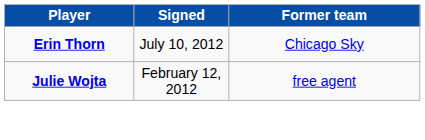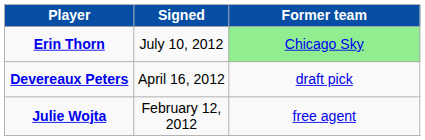(324, 44) no background -> (324, 44) lightgreen background
+ row: (69, 79)
